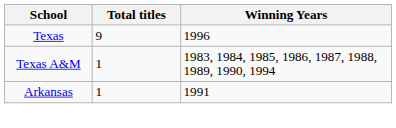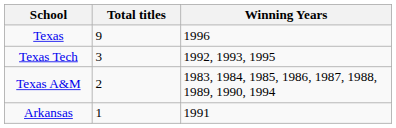+ row: (48, 56)
(99, 63) 1 -> (99, 84) 2
